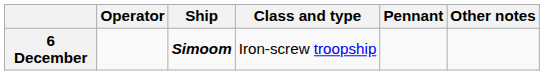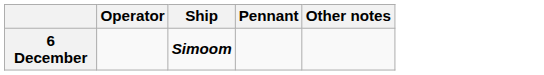- column: (308, 16)
